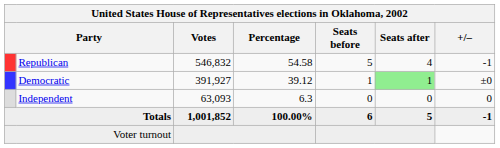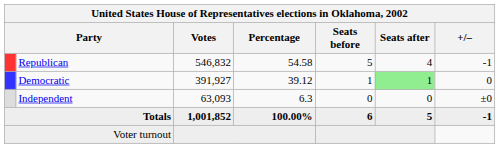(486, 80) ±0 -> (489, 80) 0
(489, 98) 0 -> (486, 98) ±0
